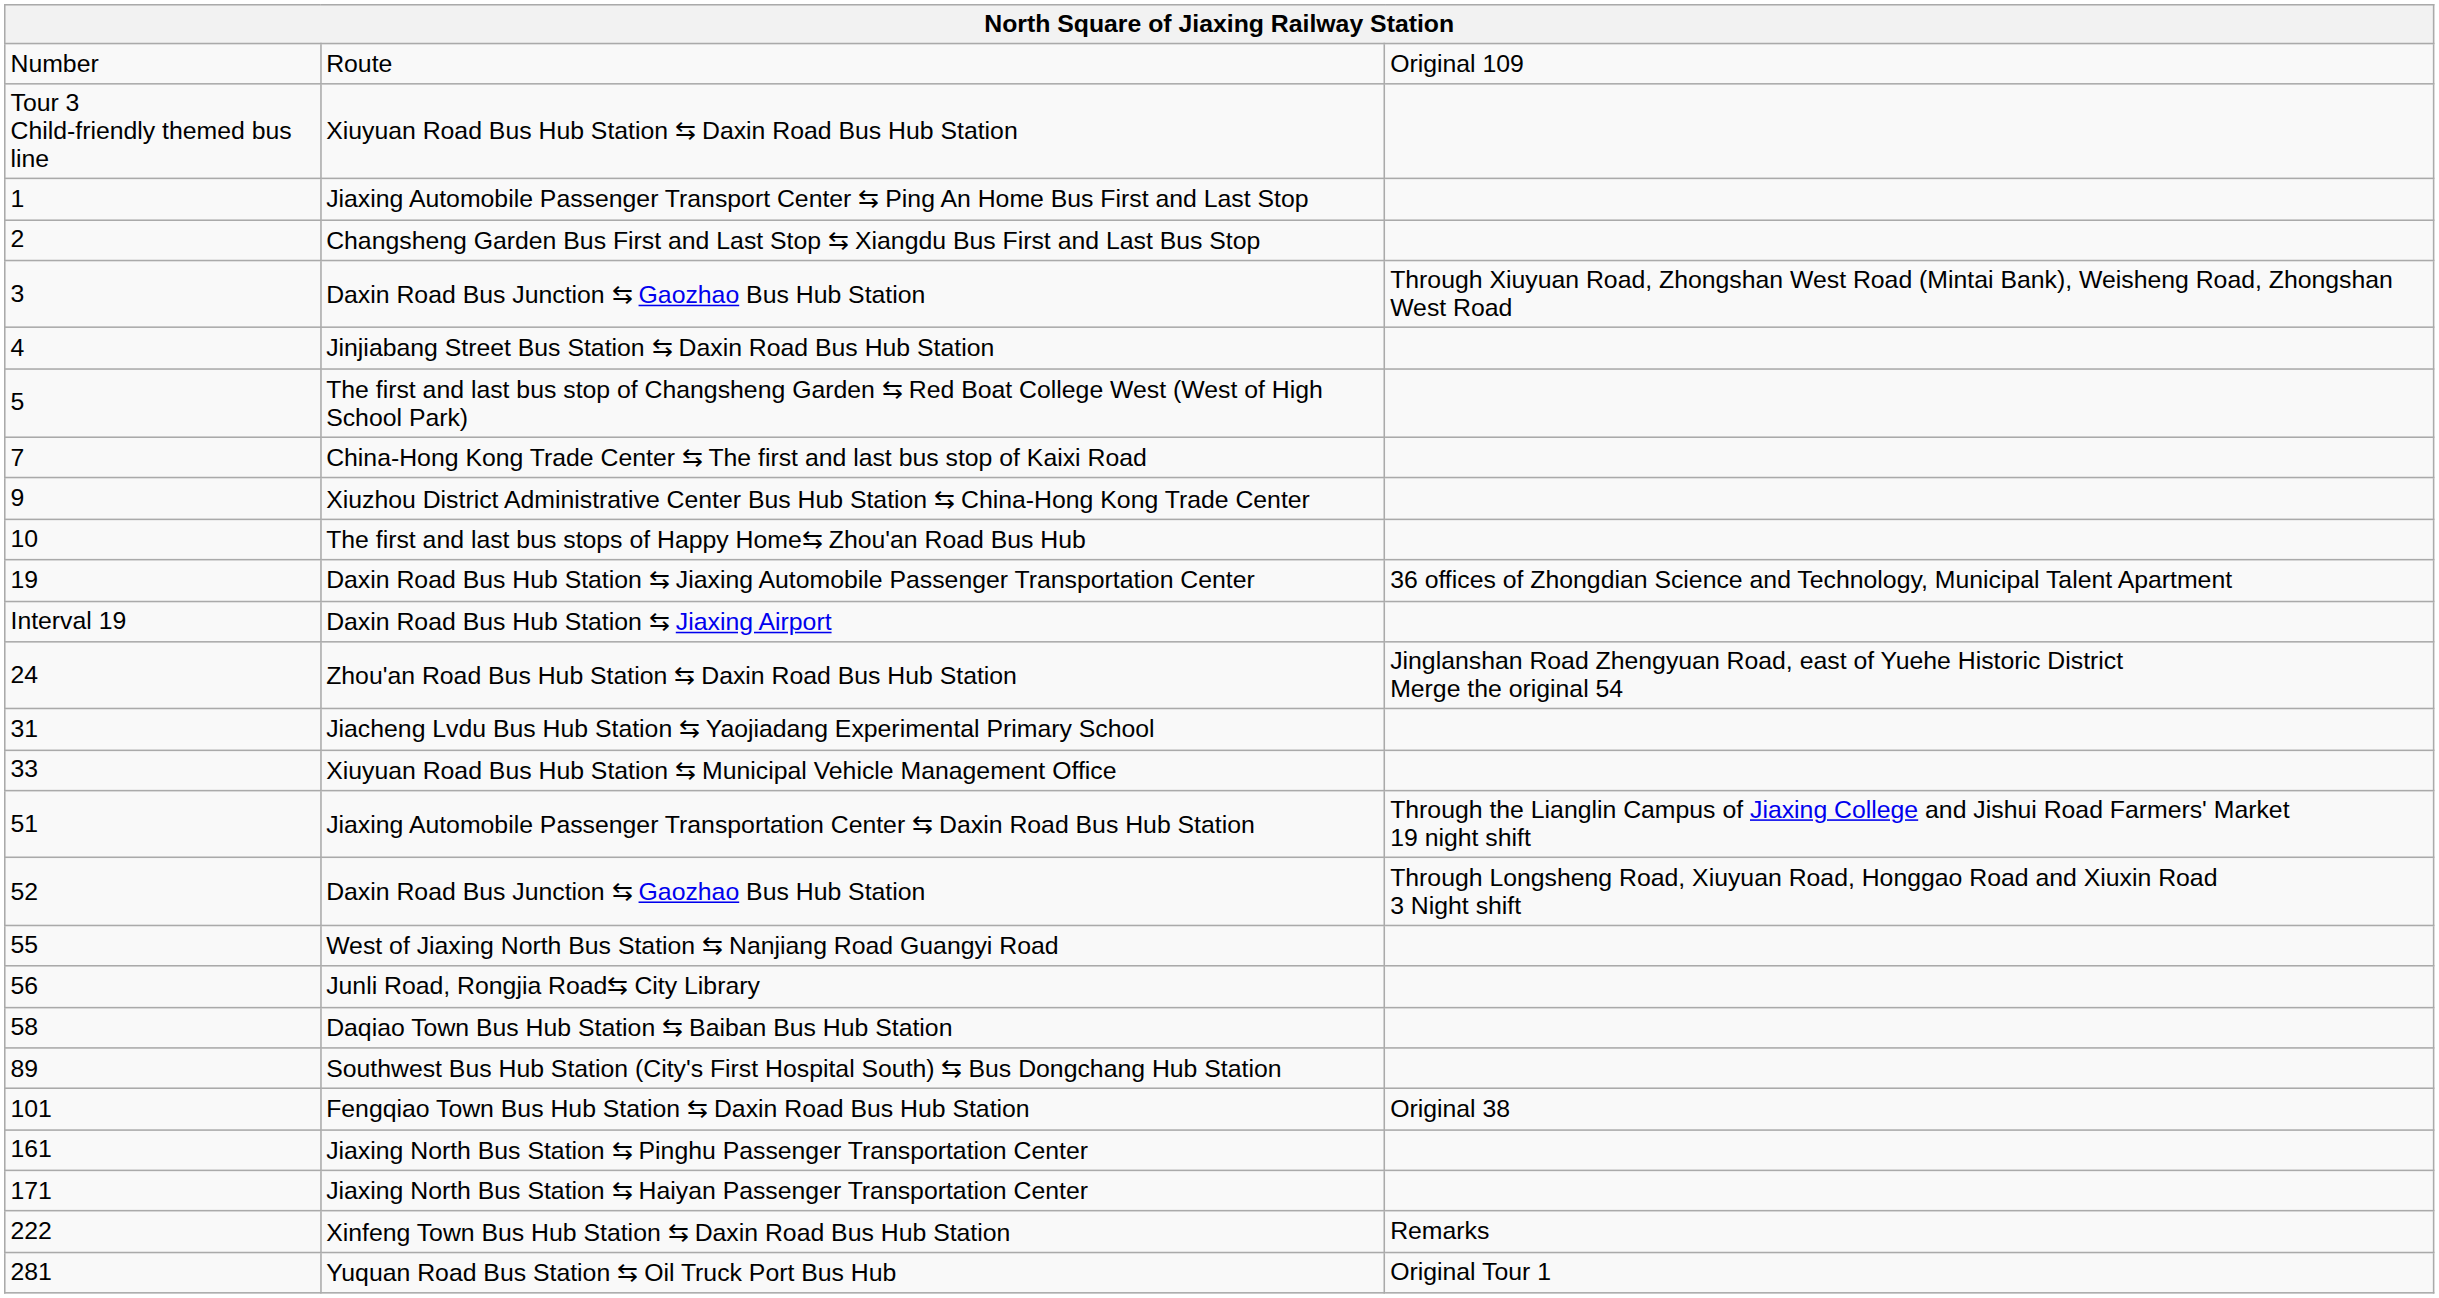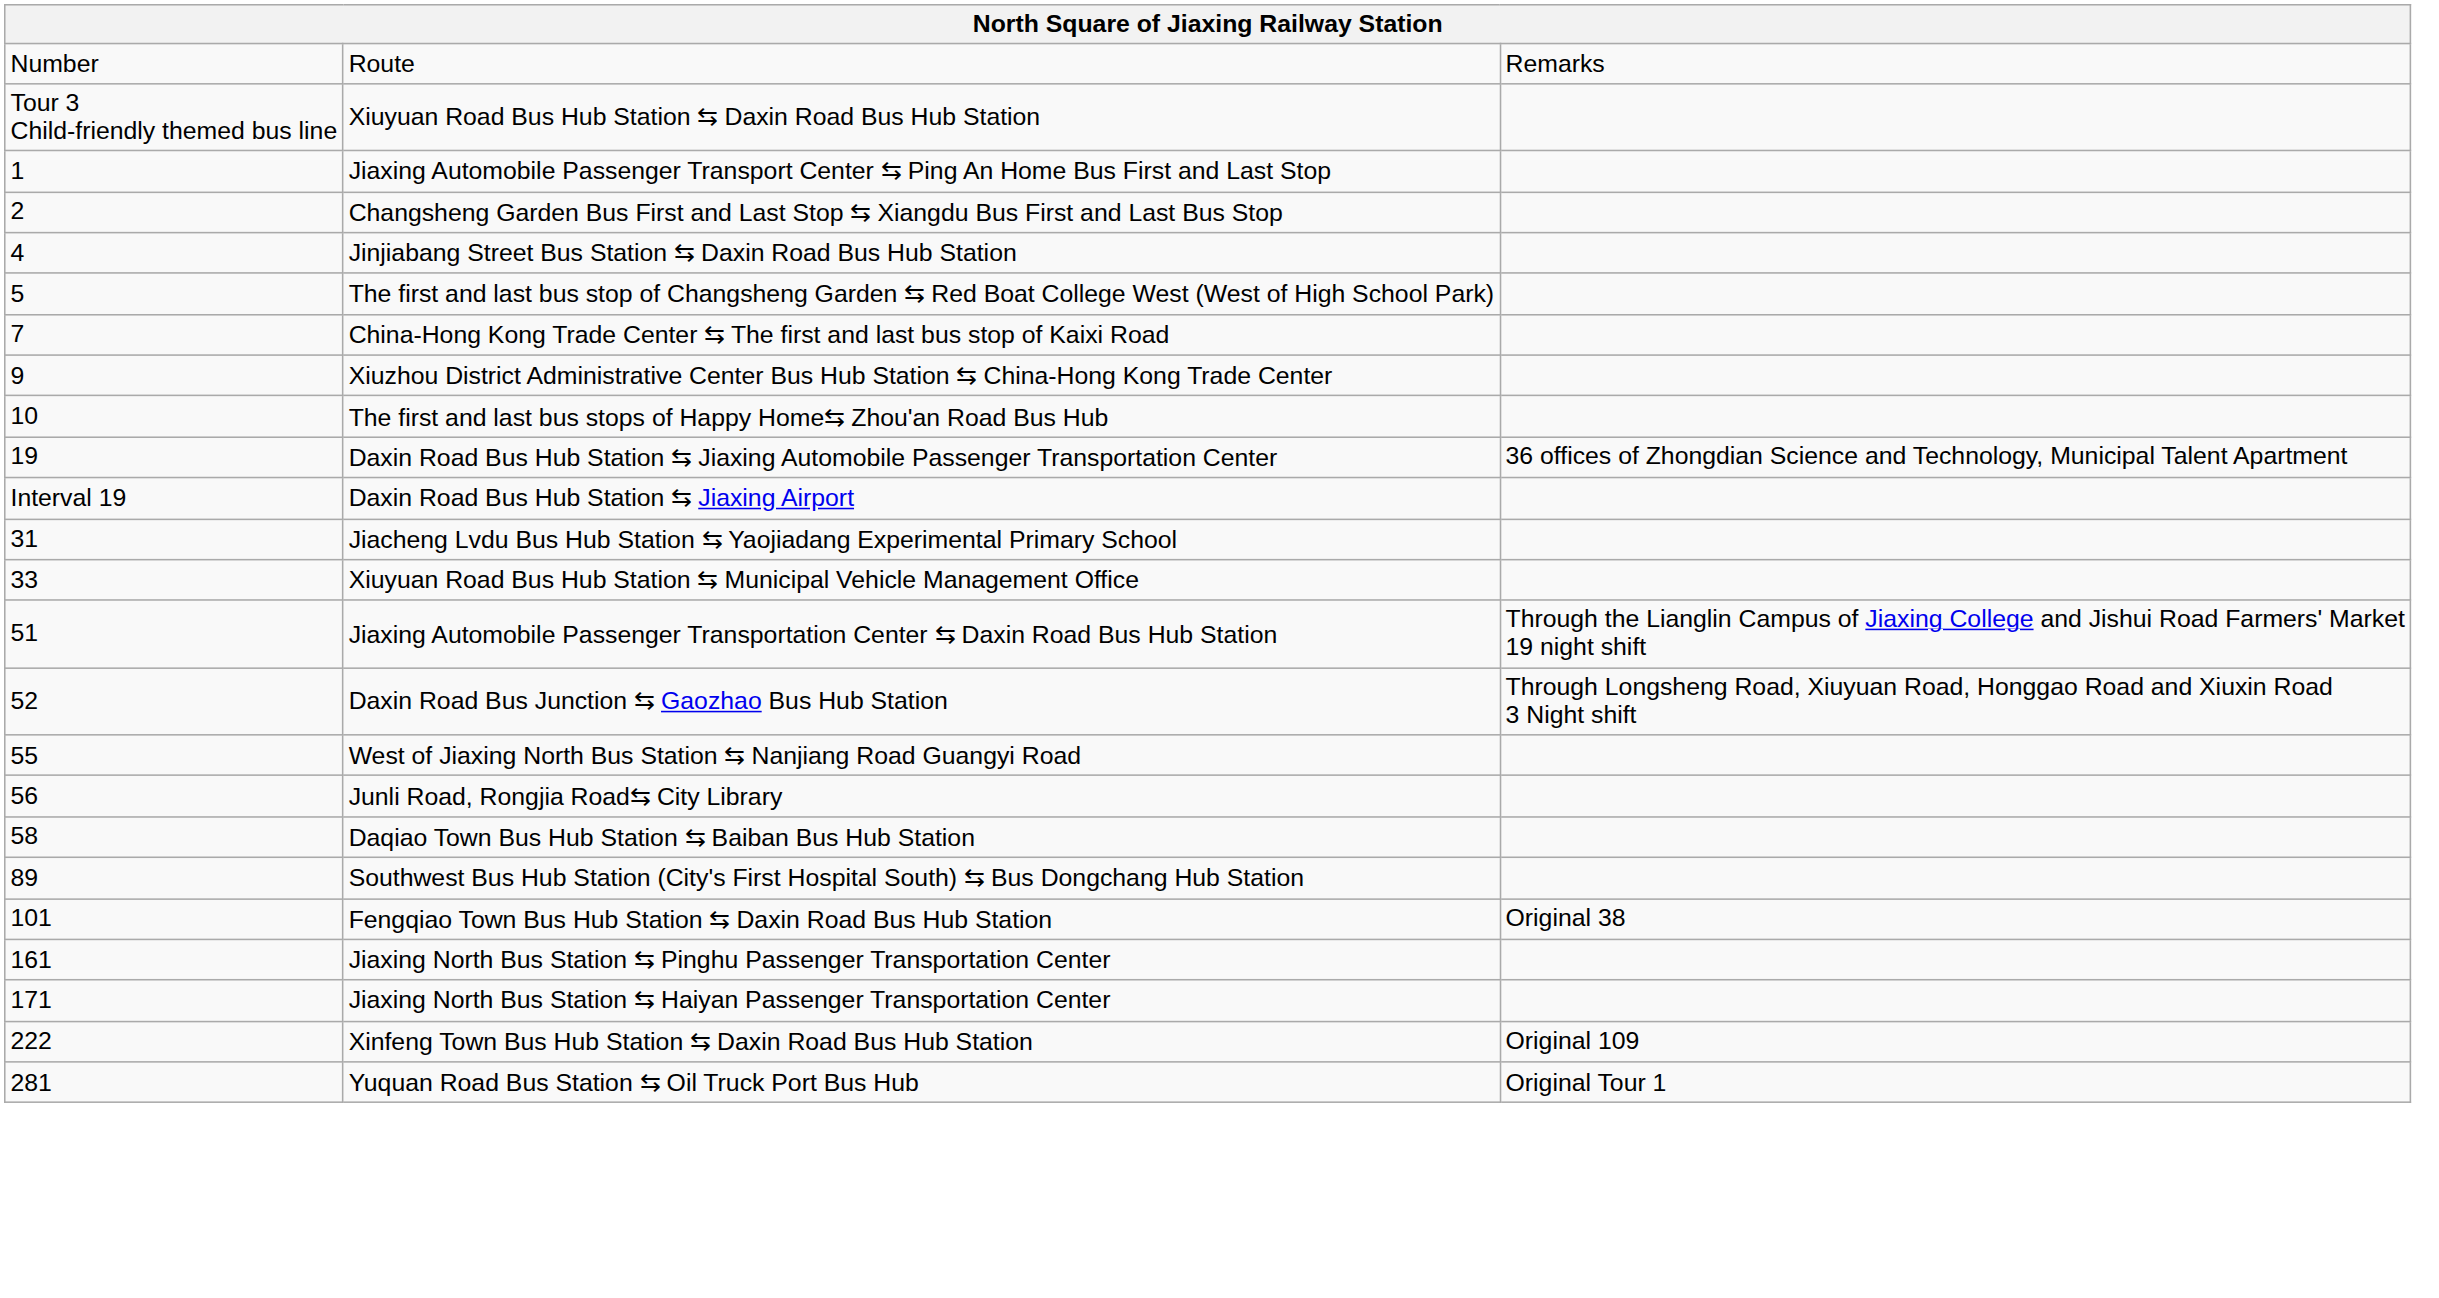(1457, 63) Original 109 -> (1555, 63) Remarks
- row: (17, 293)
- row: (24, 674)
(1440, 1231) Remarks -> (1572, 1041) Original 109
